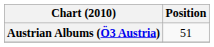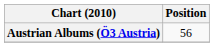(186, 32) 51 -> (186, 32) 56
